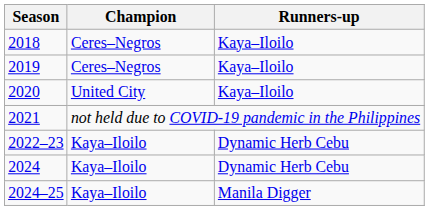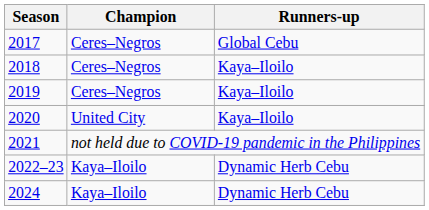+ row: (24, 42)
- row: (36, 192)
